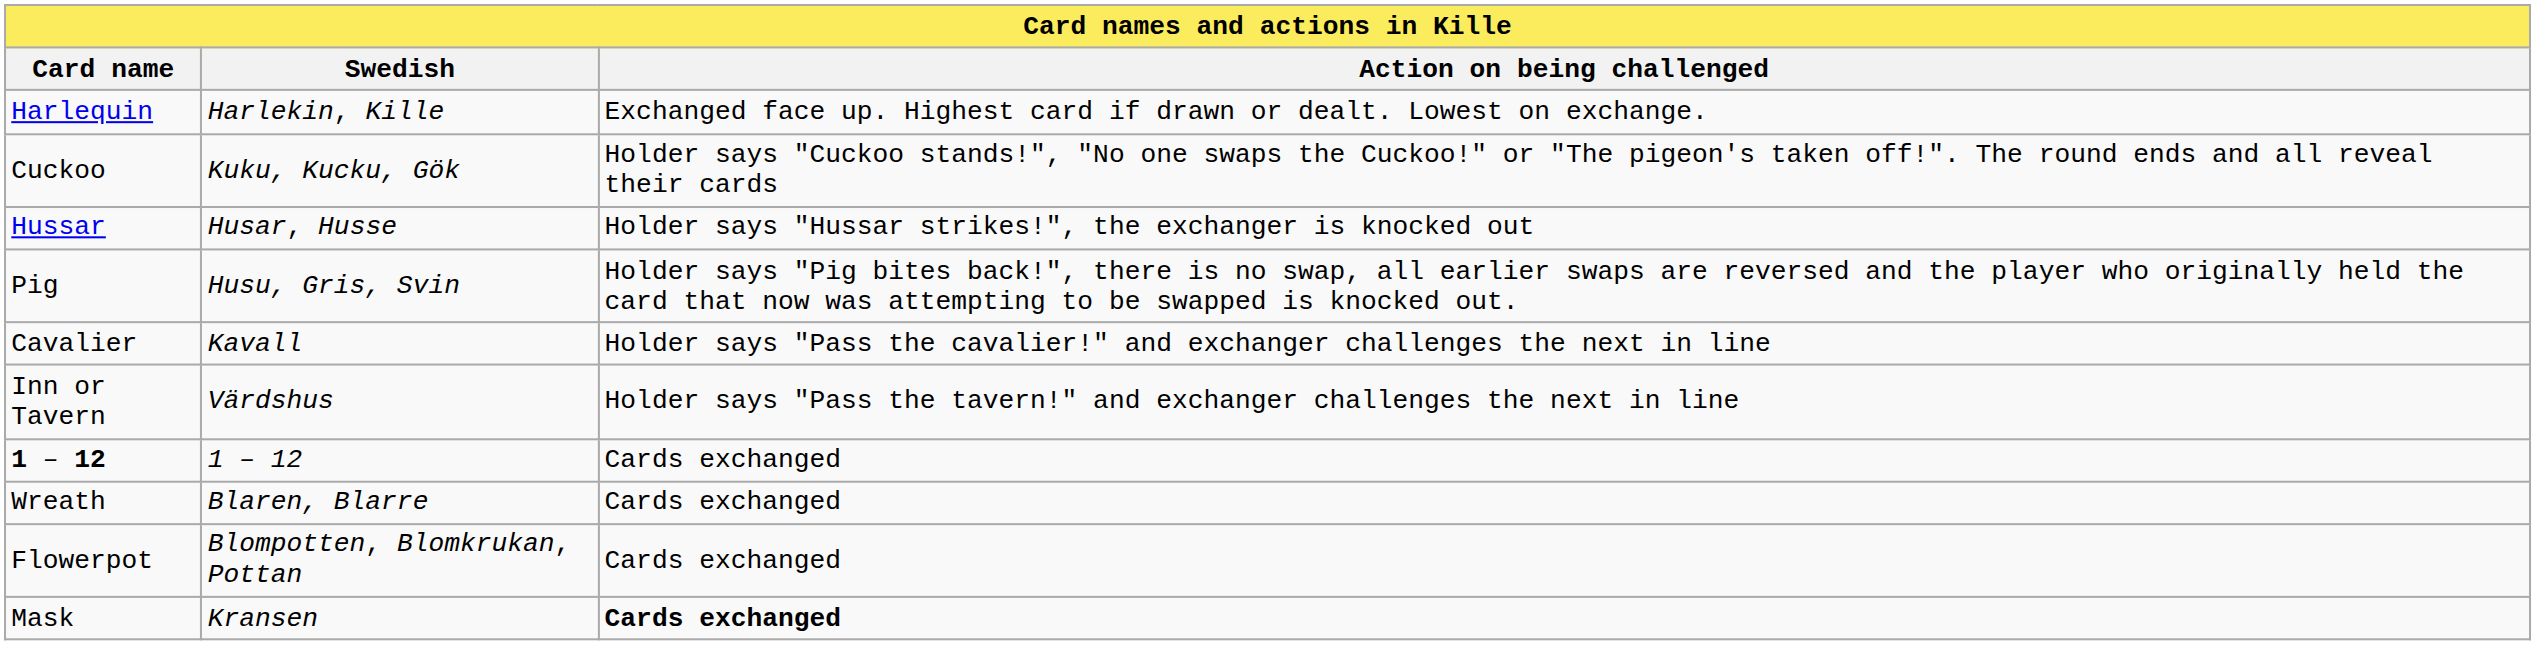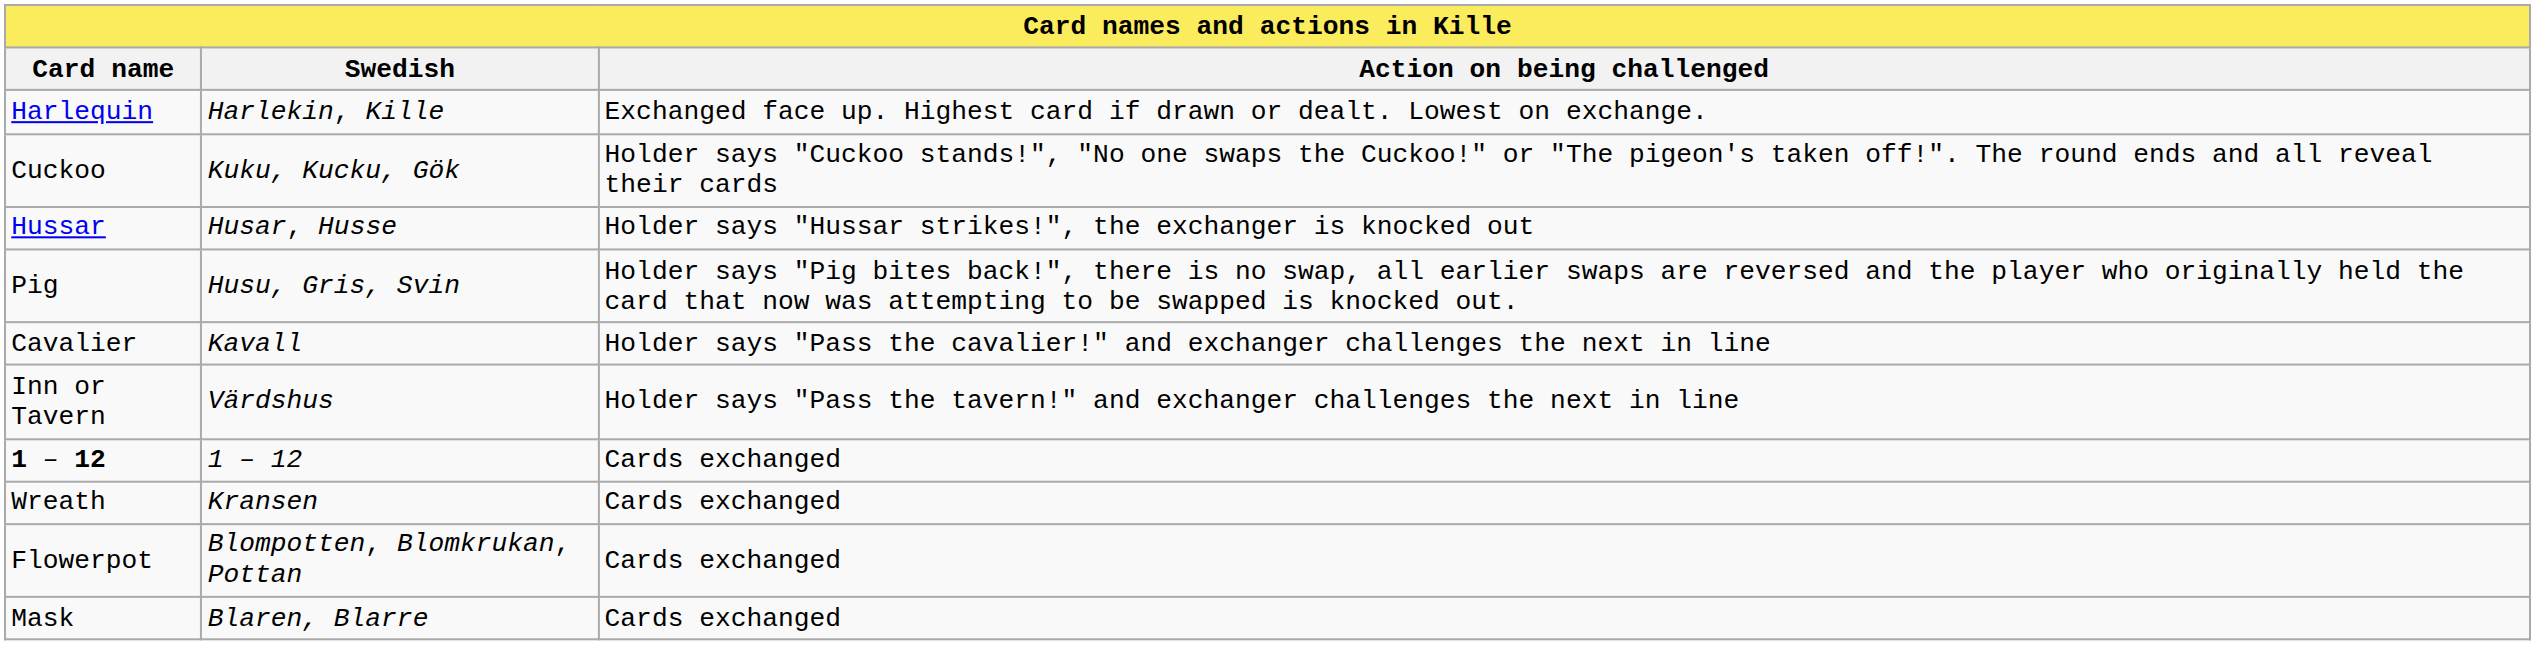(318, 502) Blaren, Blarre -> (263, 502) Kransen
(263, 618) Kransen -> (318, 618) Blaren, Blarre
(723, 618) bold -> (723, 618) normal
